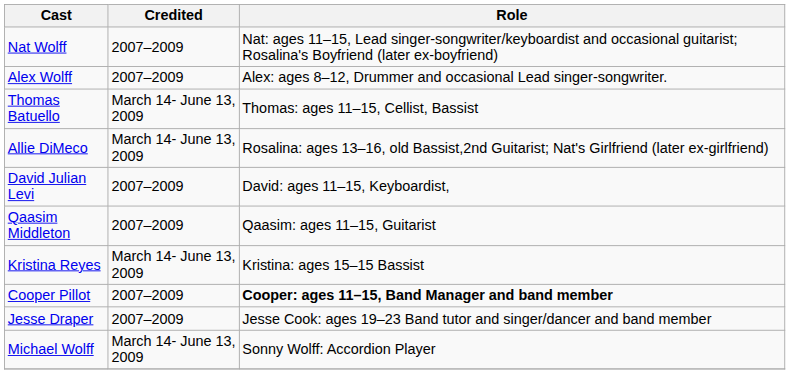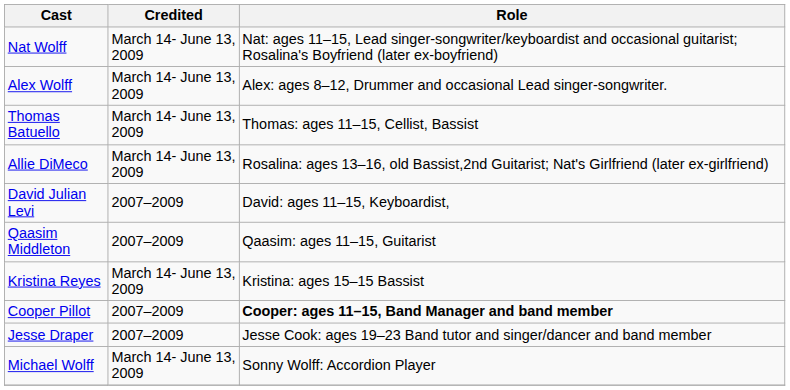(148, 46) 2007–2009 -> (174, 46) March 14- June 13, 2009
(148, 77) 2007–2009 -> (174, 85) March 14- June 13, 2009
